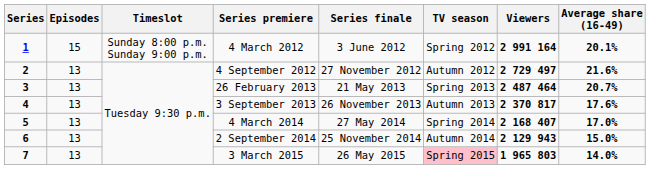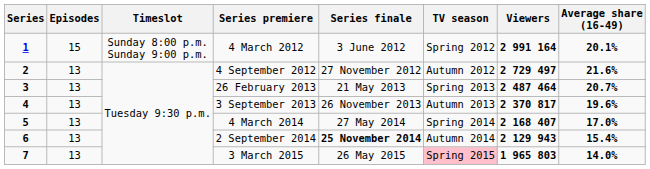(602, 105) 17.6% -> (602, 105) 19.6%
(371, 139) normal -> (371, 139) bold
(602, 139) 15.0% -> (602, 139) 15.4%
